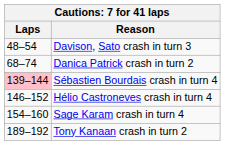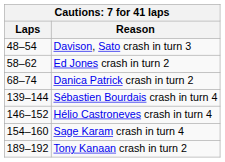+ row: (111, 64)
(28, 81) pink background -> (28, 98) no background
